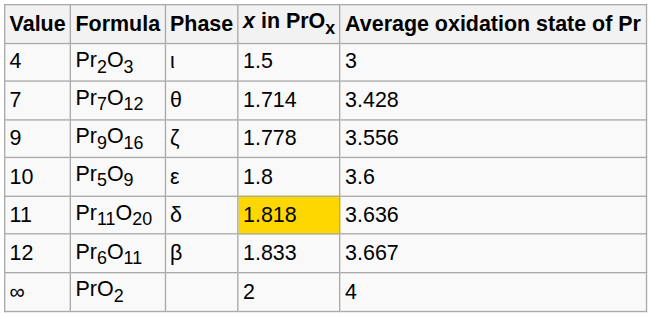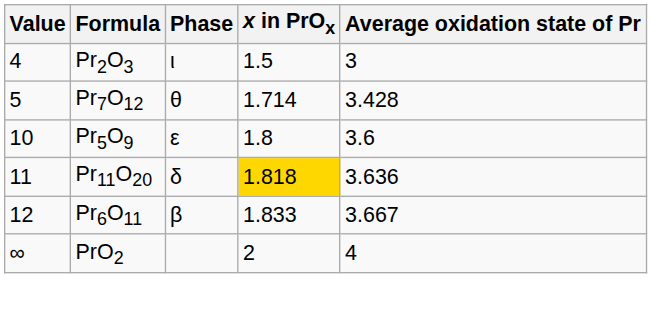(16, 100) 7 -> (16, 100) 5
- row: (109, 139)
